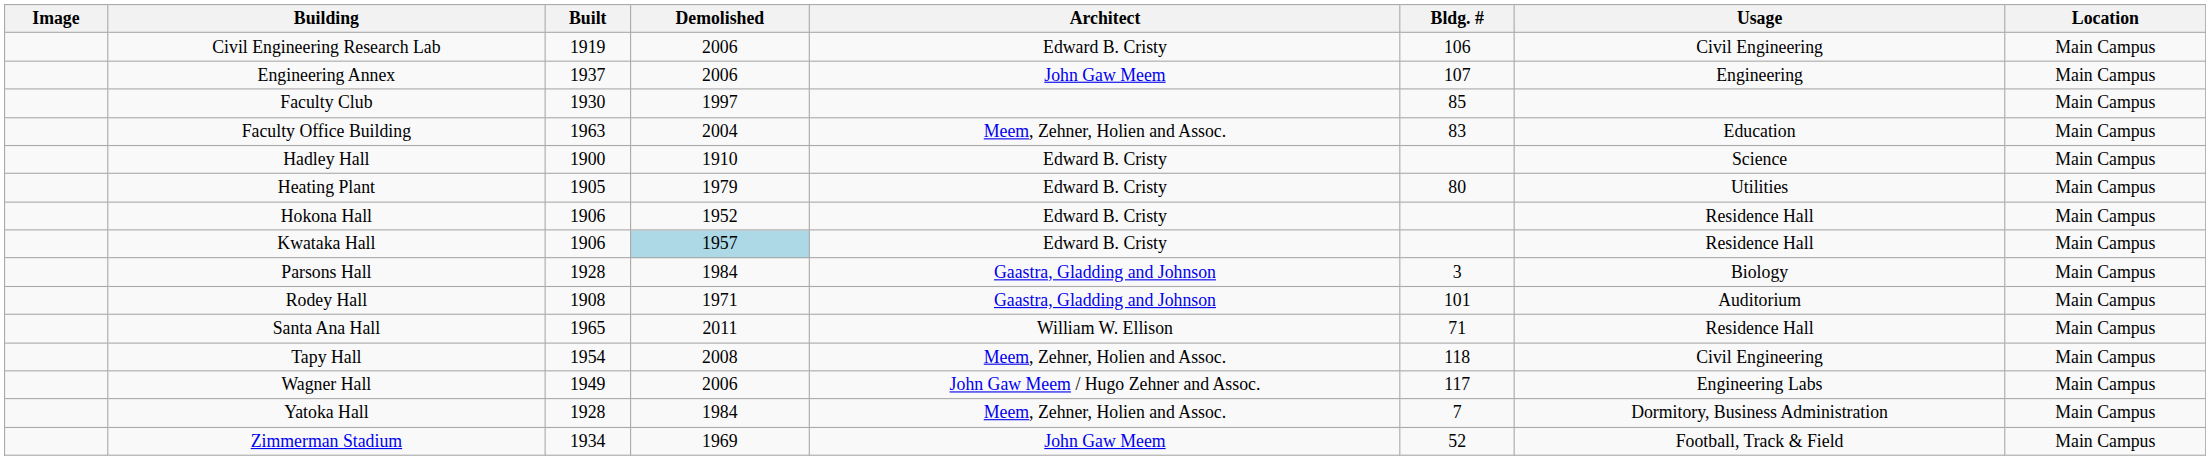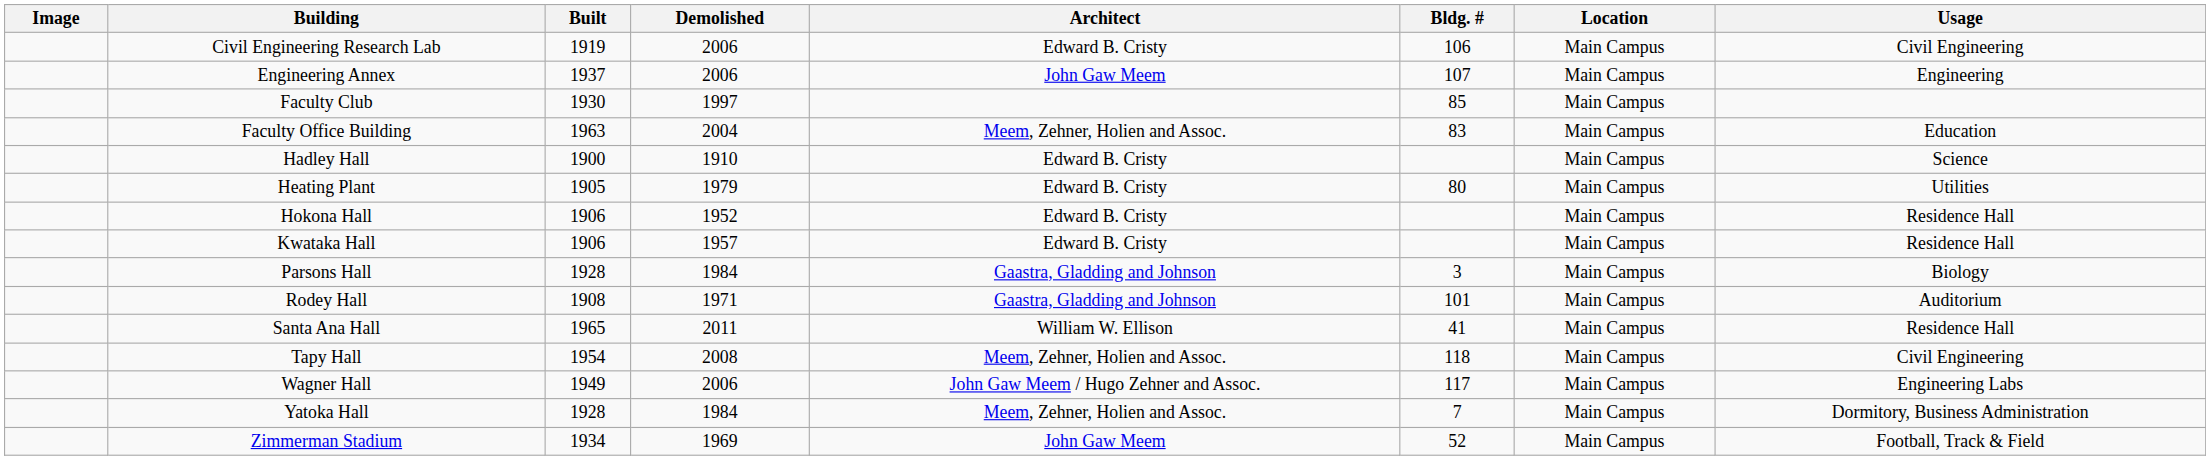columns swapped: (2105, 18) <-> (1760, 18)
(720, 243) lightblue background -> (720, 243) no background
(1457, 328) 71 -> (1457, 328) 41
